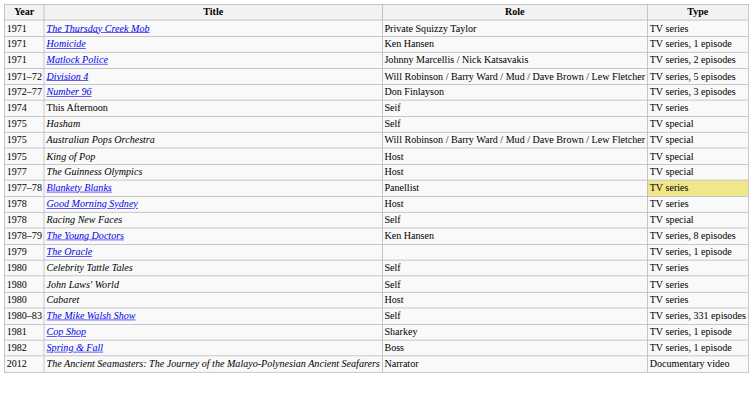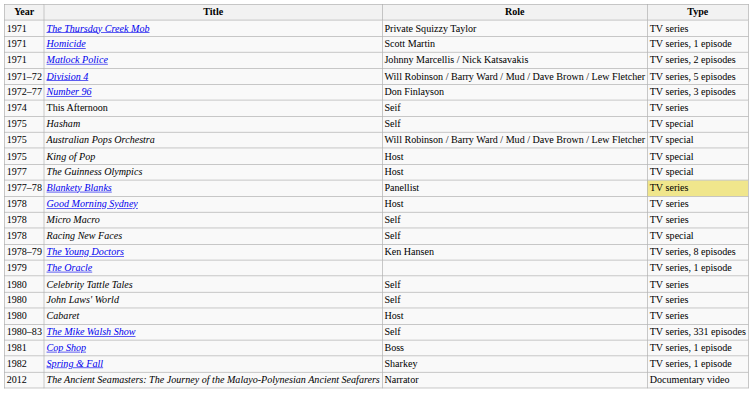(409, 44) Ken Hansen -> (410, 44) Scott Martin
+ row: (73, 220)
(401, 332) Sharkey -> (394, 348) Boss
(394, 348) Boss -> (401, 364) Sharkey
